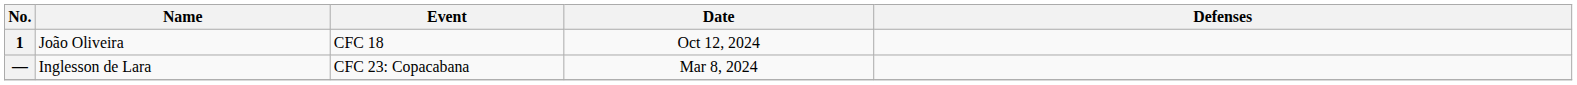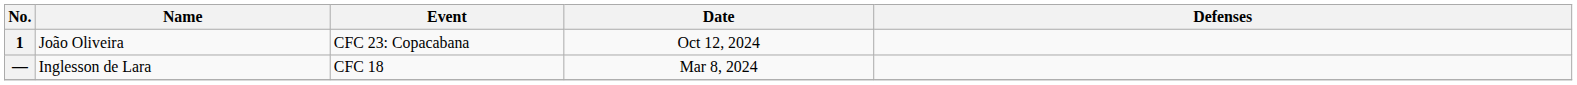(359, 42) CFC 18 -> (402, 42) CFC 23: Copacabana
(402, 67) CFC 23: Copacabana -> (359, 67) CFC 18
